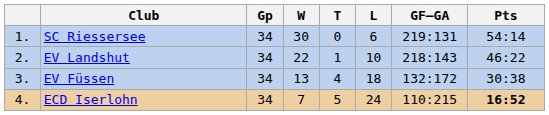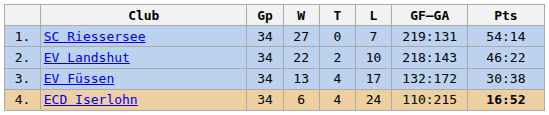(301, 36) 30 -> (301, 36) 27
(374, 36) 6 -> (374, 36) 7
(337, 57) 1 -> (337, 57) 2
(374, 79) 18 -> (374, 79) 17
(301, 100) 7 -> (301, 100) 6
(337, 100) 5 -> (337, 100) 4
